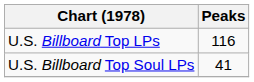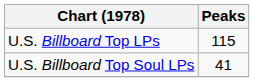(223, 40) 116 -> (223, 40) 115
